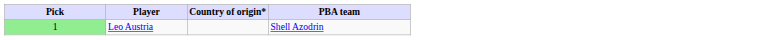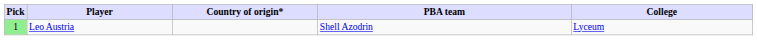+ column: (662, 12)
